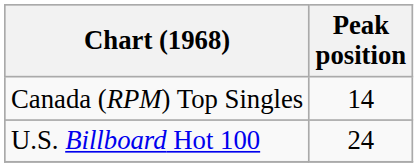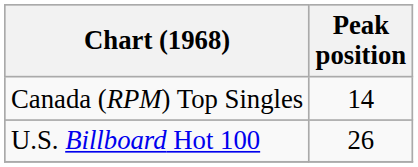(361, 140) 24 -> (361, 140) 26
